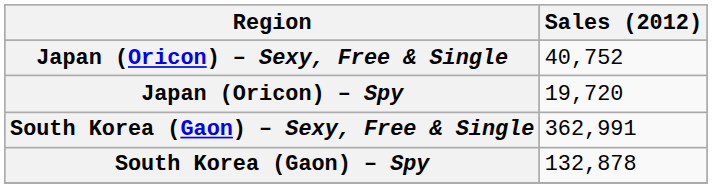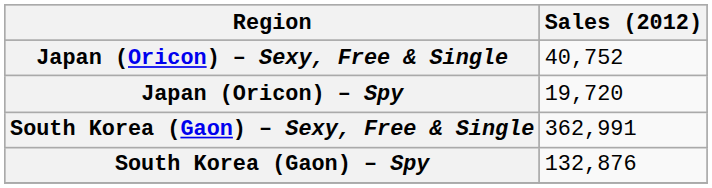(591, 165) 132,878 -> (591, 165) 132,876
